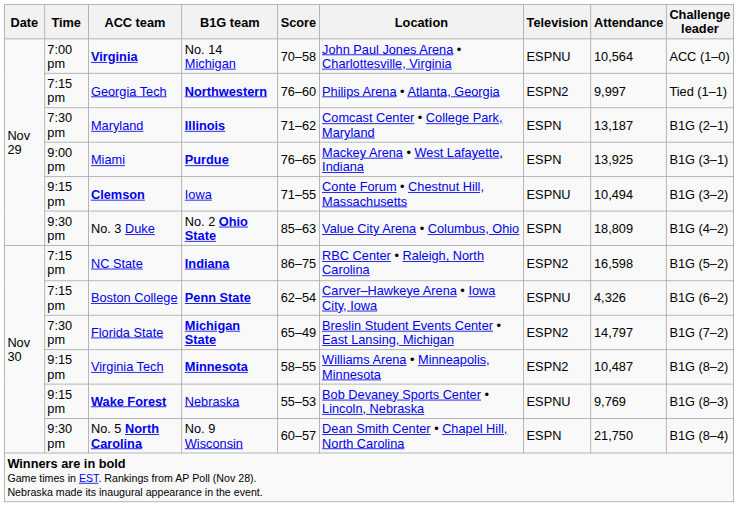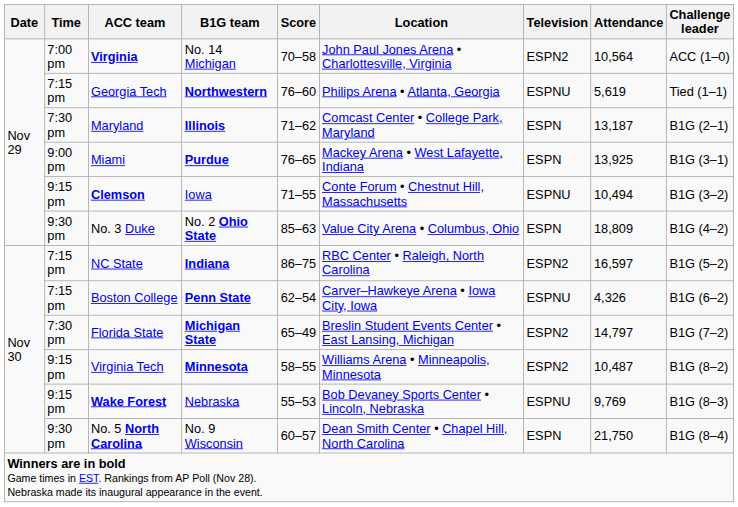(549, 56) ESPNU -> (548, 56) ESPN2
(548, 91) ESPN2 -> (549, 91) ESPNU
(610, 91) 9,997 -> (610, 91) 5,619
(614, 263) 16,598 -> (614, 263) 16,597
